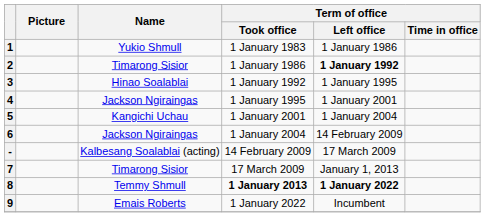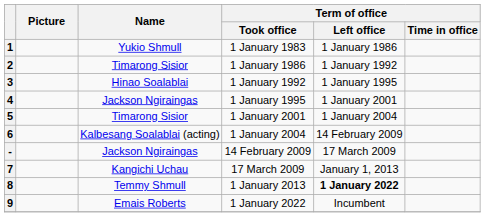(359, 65) bold -> (359, 65) normal
(150, 117) Kangichi Uchau -> (150, 117) Timarong Sisior
(150, 134) Jackson Ngiraingas -> (150, 134) Kalbesang Soalablai (acting)
(150, 152) Kalbesang Soalablai (acting) -> (150, 152) Jackson Ngiraingas
(150, 169) Timarong Sisior -> (150, 169) Kangichi Uchau
(268, 186) bold -> (268, 186) normal
